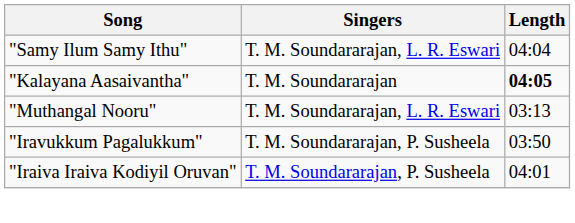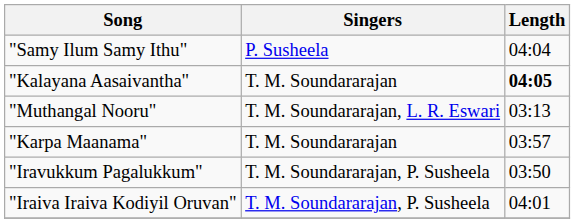(373, 50) T. M. Soundararajan, L. R. Eswari -> (287, 50) P. Susheela
+ row: (78, 142)
